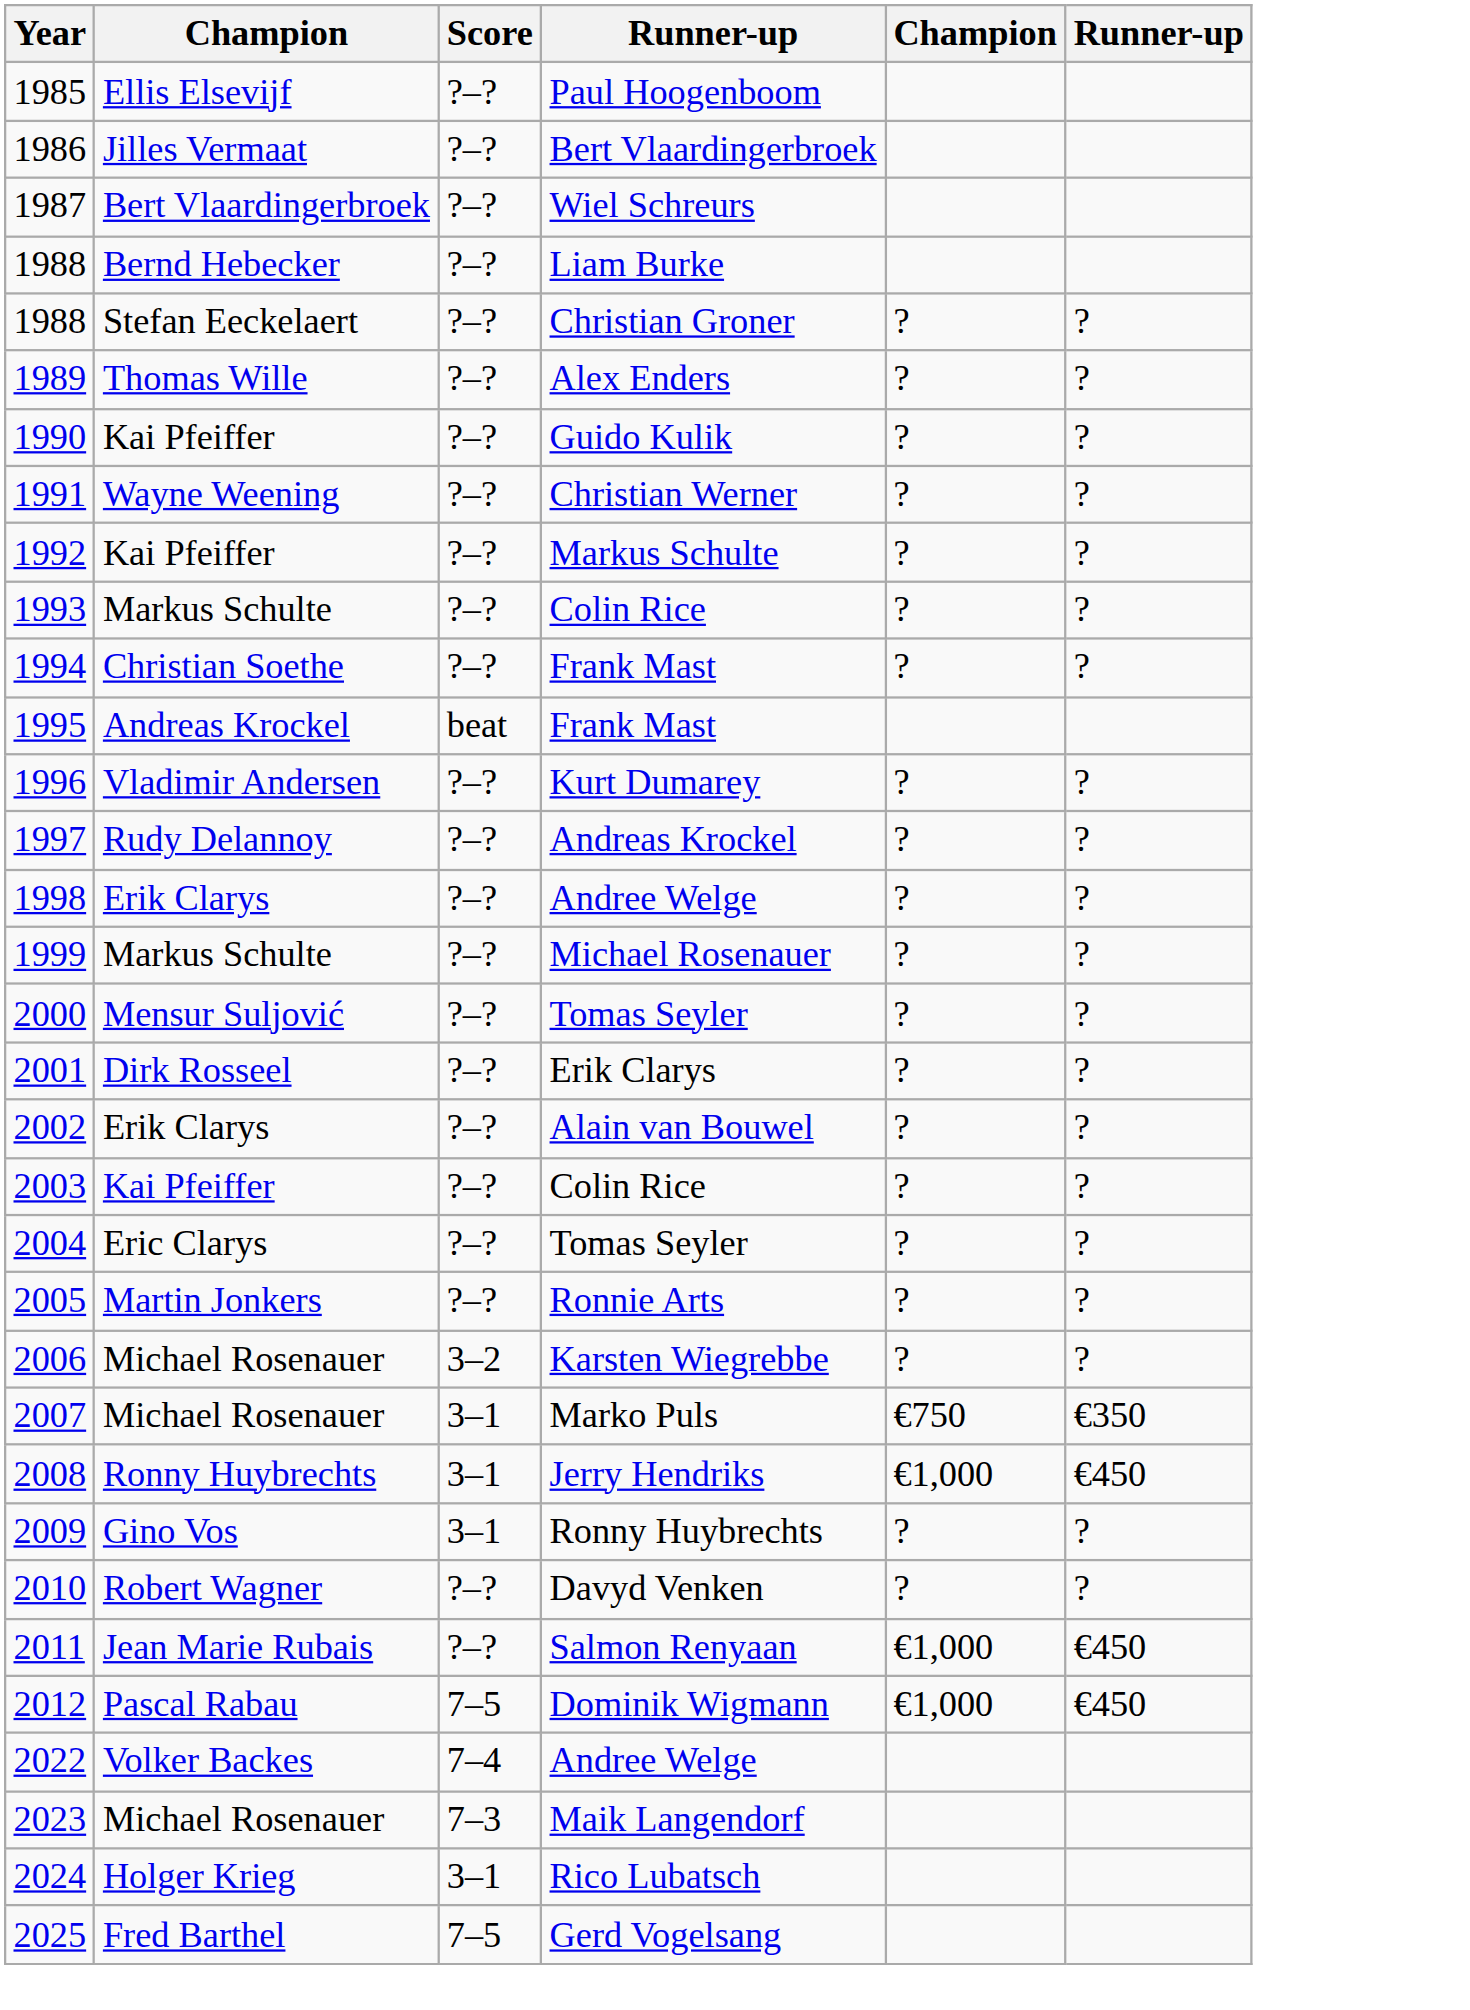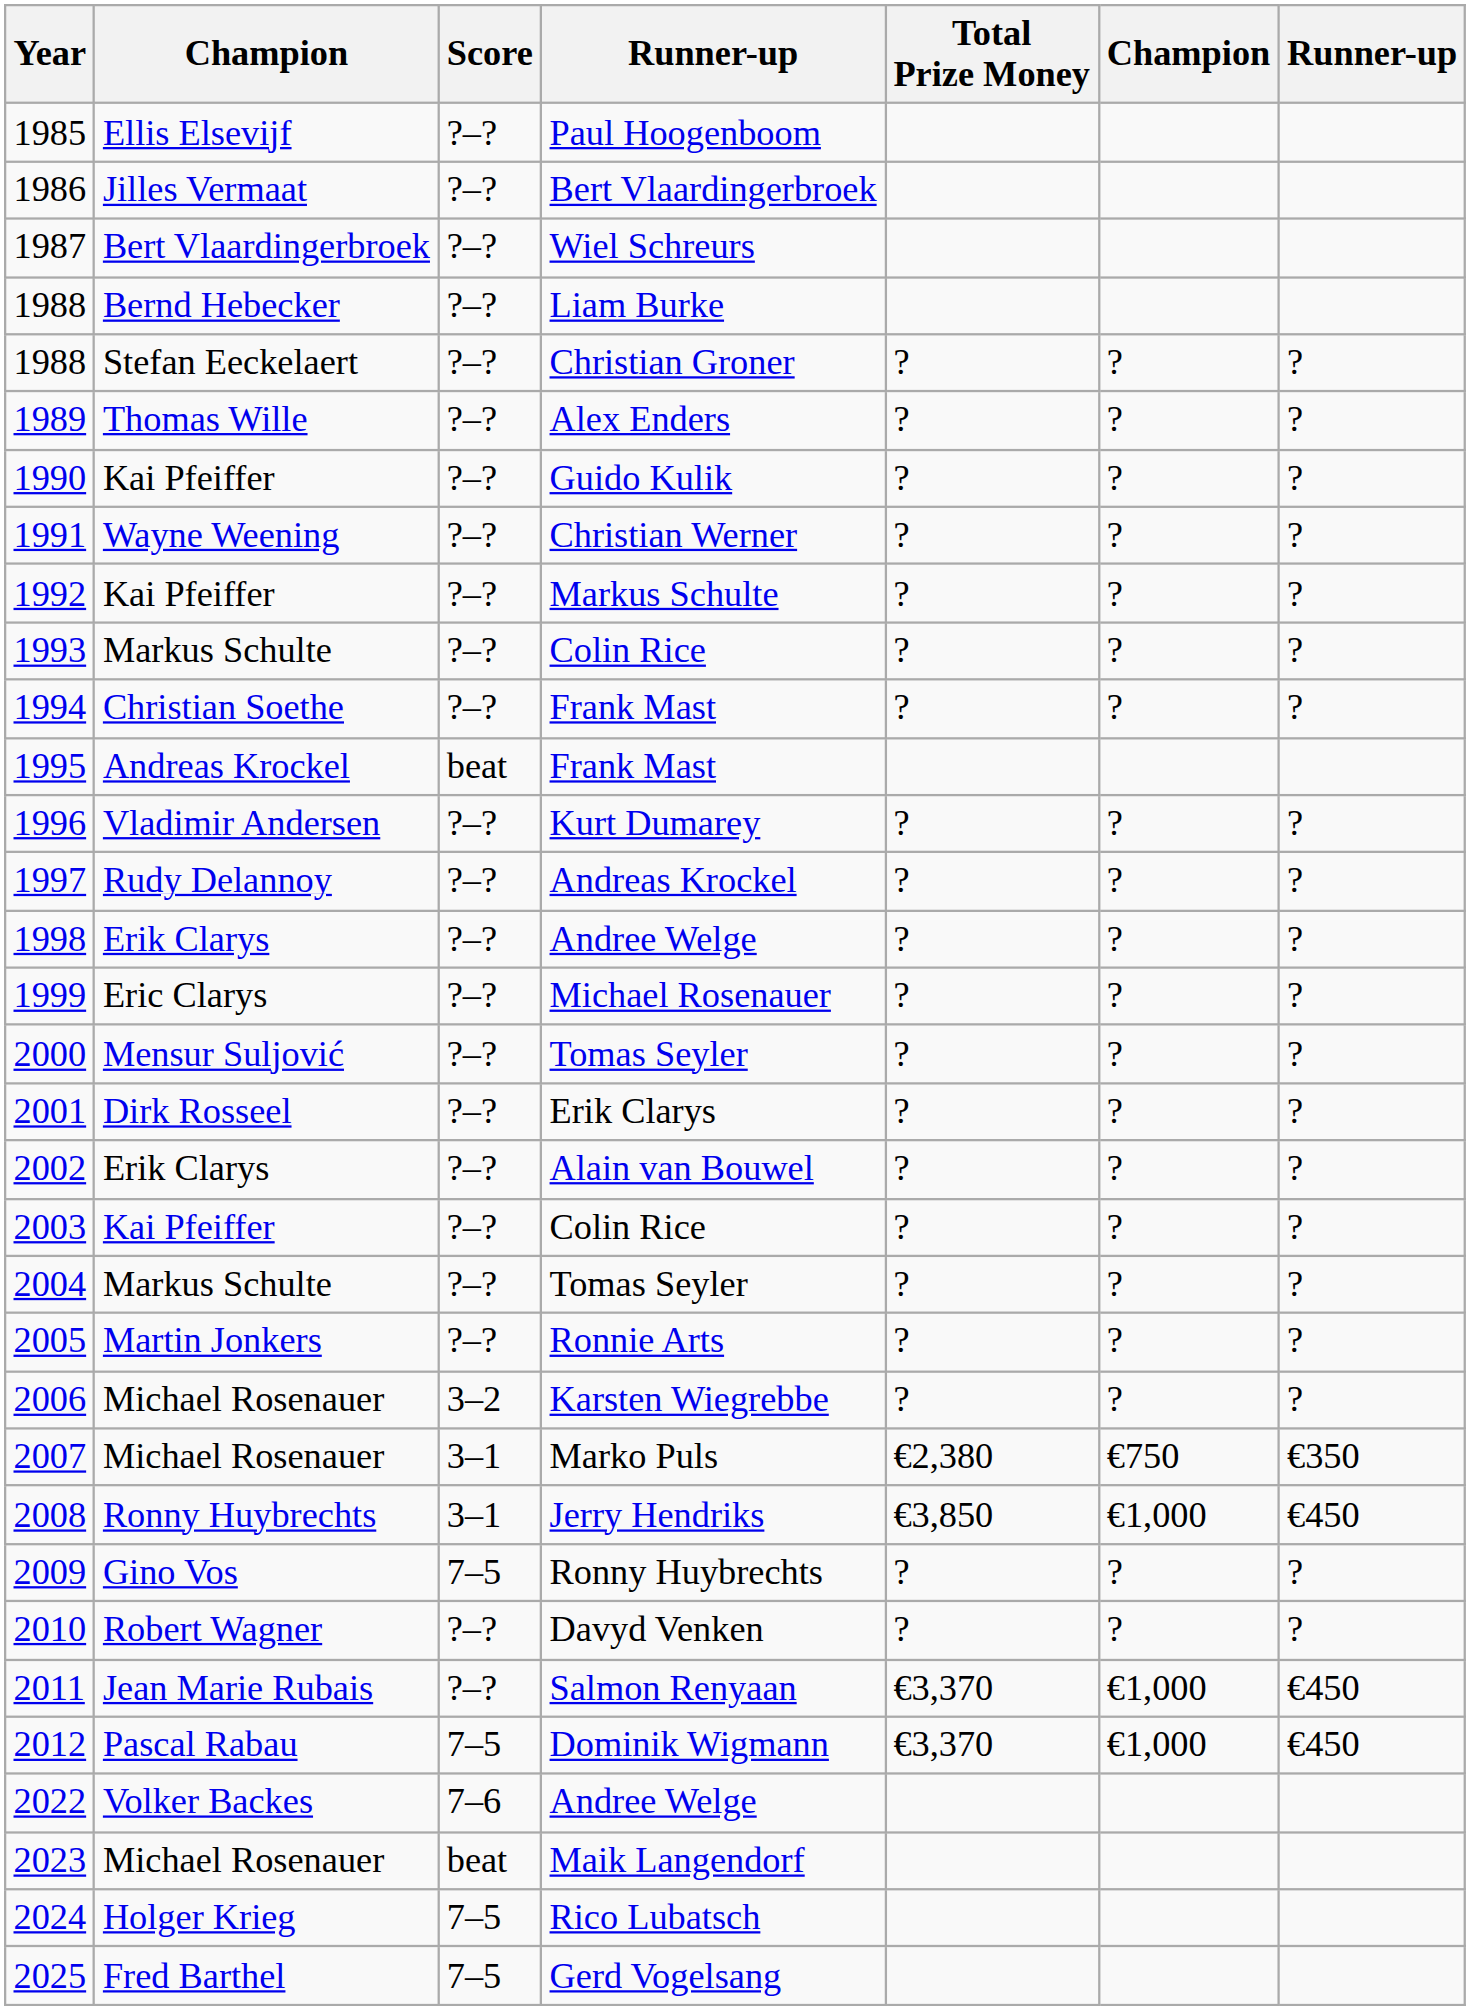+ column: (992, 53)
(217, 954) Markus Schulte -> (185, 995) Eric Clarys
(185, 1242) Eric Clarys -> (217, 1283) Markus Schulte
(474, 1530) 3–1 -> (474, 1571) 7–5
(474, 1761) 7–4 -> (474, 1802) 7–6
(474, 1818) 7–3 -> (477, 1859) beat
(474, 1876) 3–1 -> (474, 1917) 7–5
